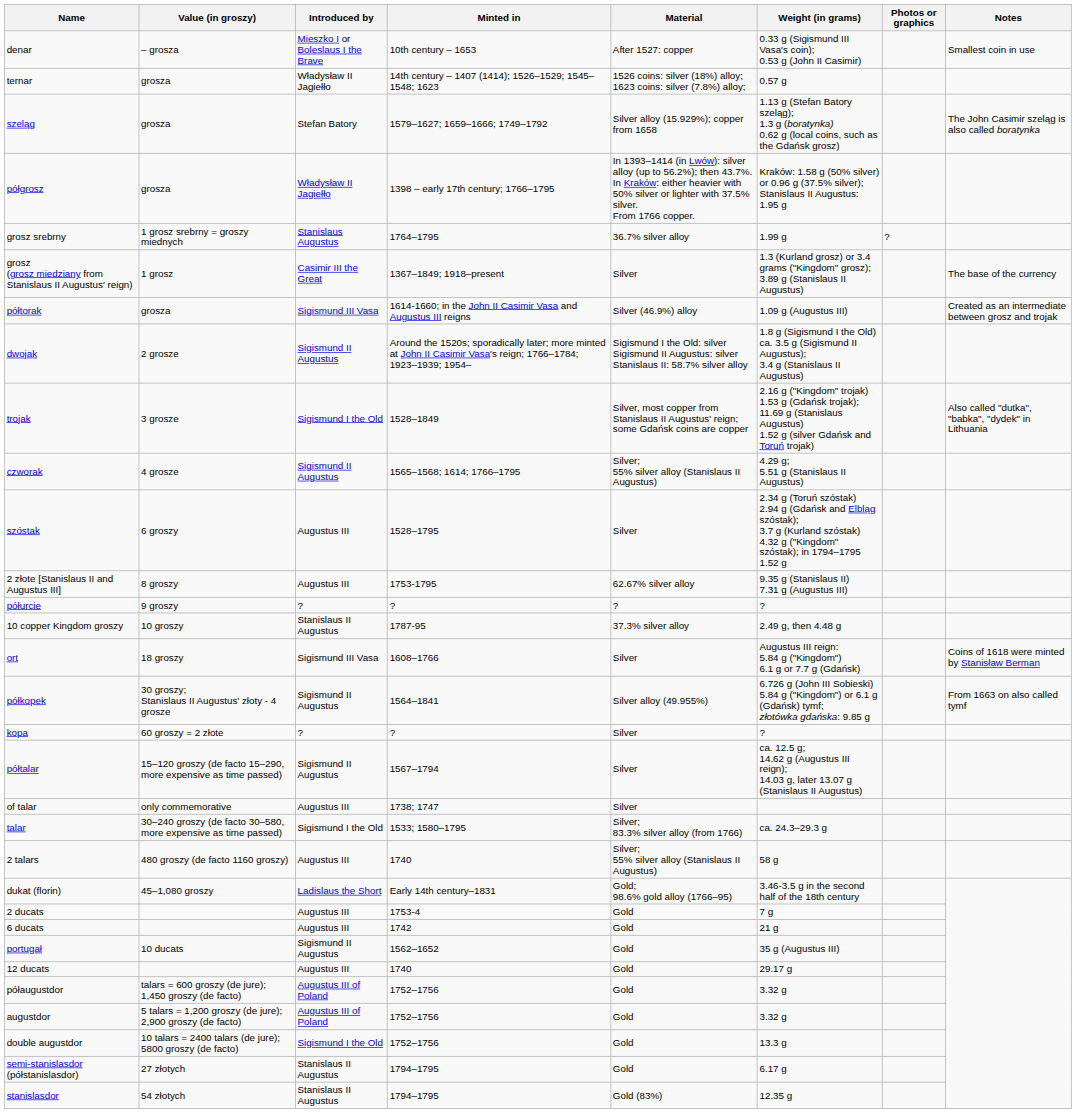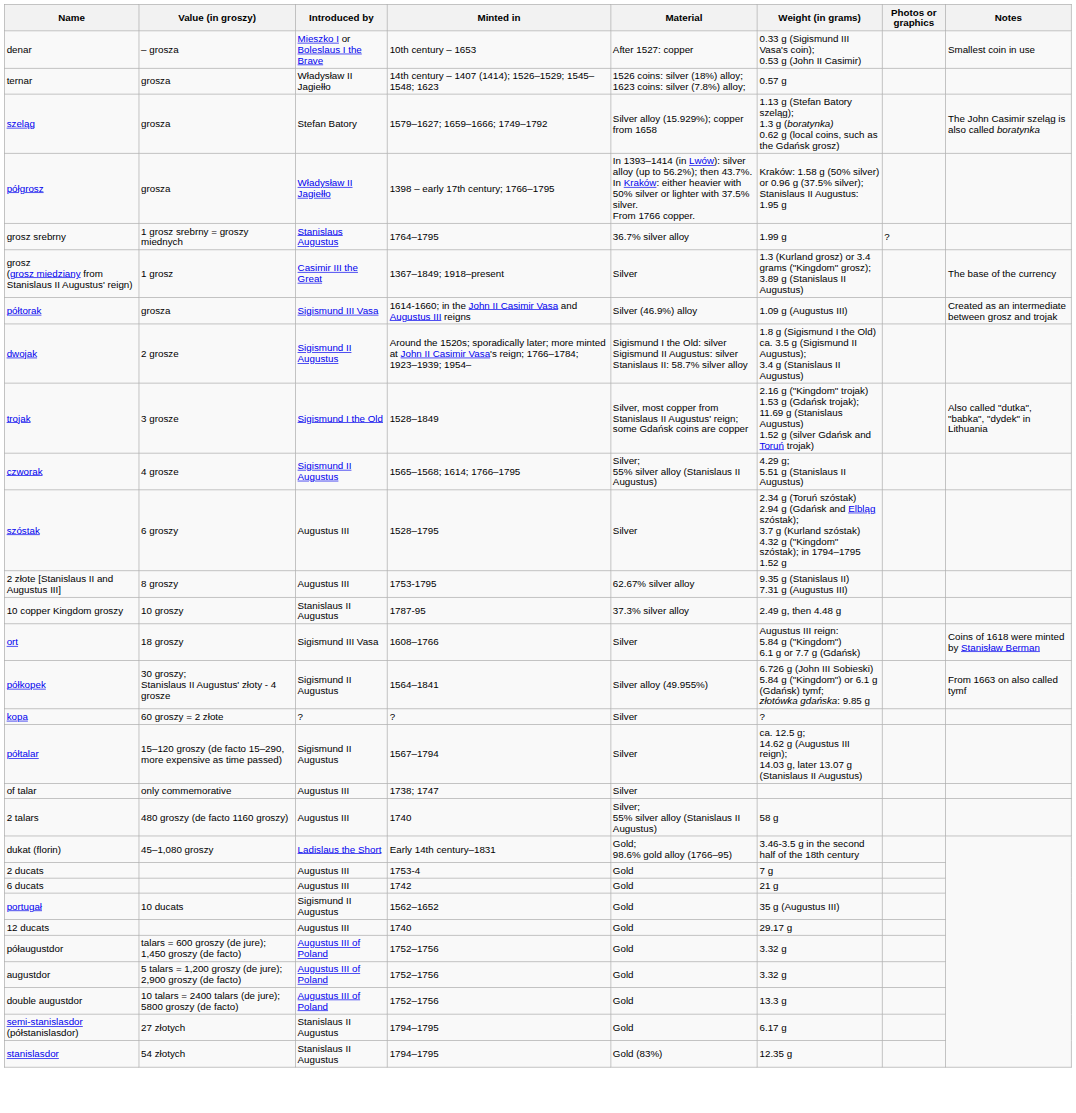- row: (24, 605)
- row: (16, 828)
(340, 1043) Sigismund I the Old -> (329, 1001) Augustus III of Poland
